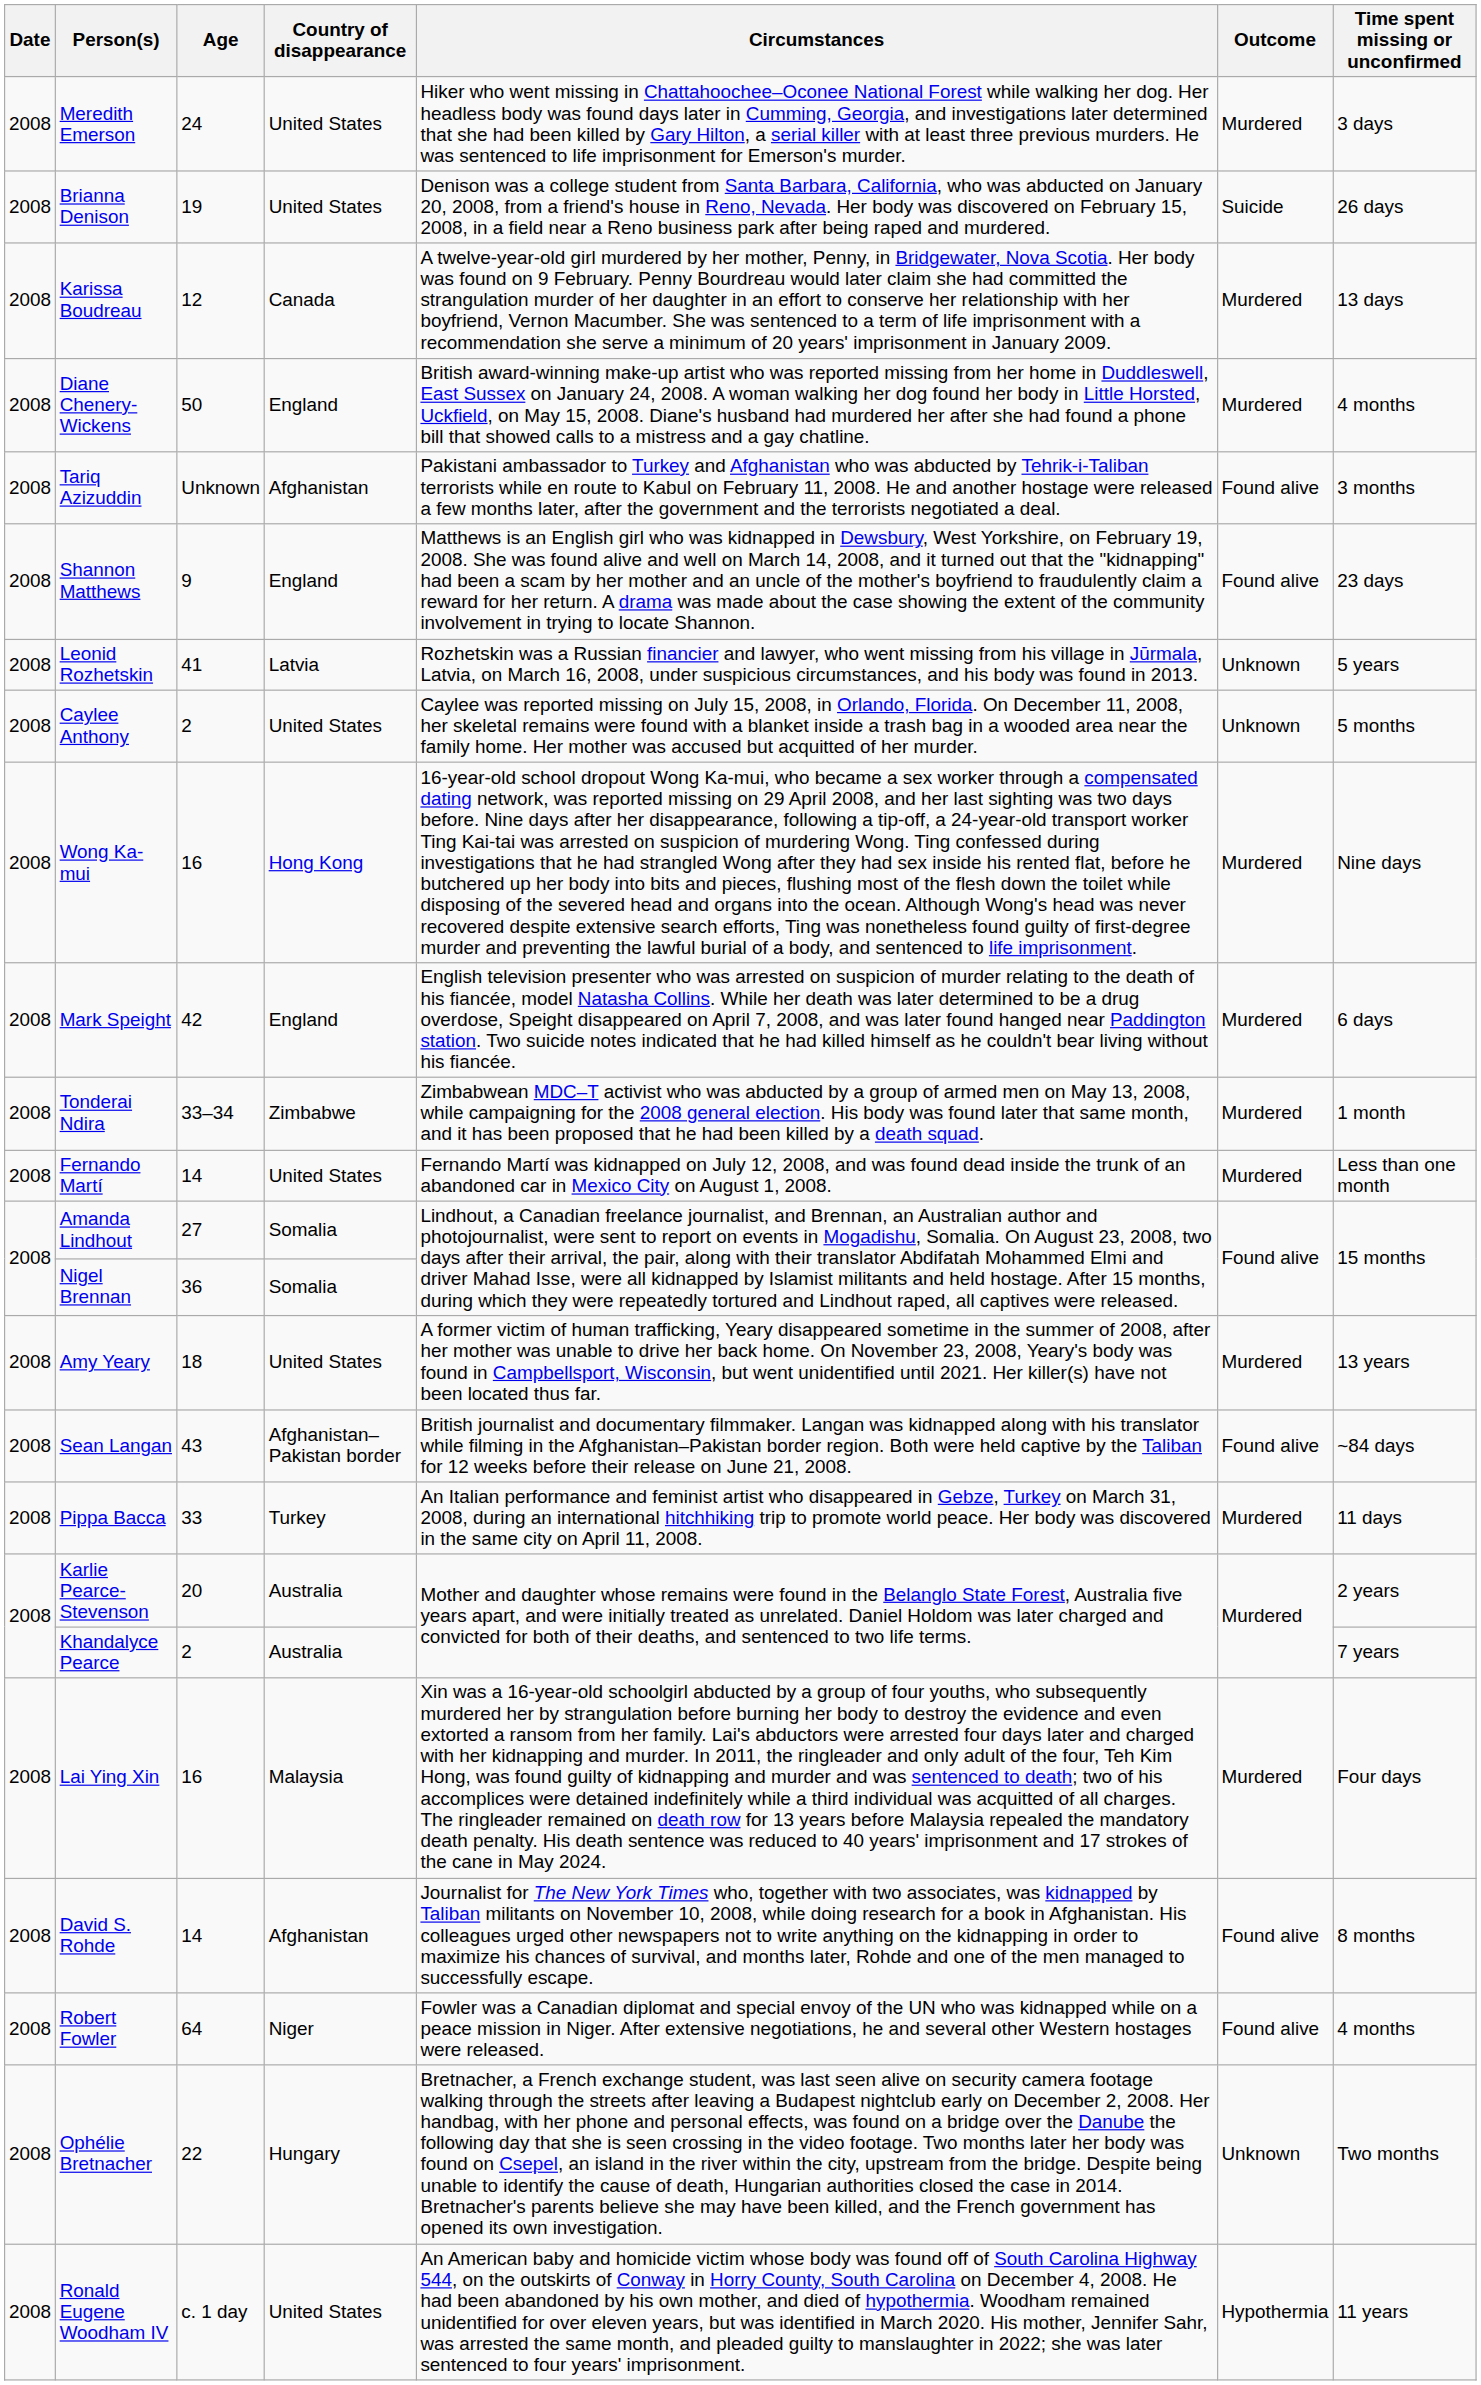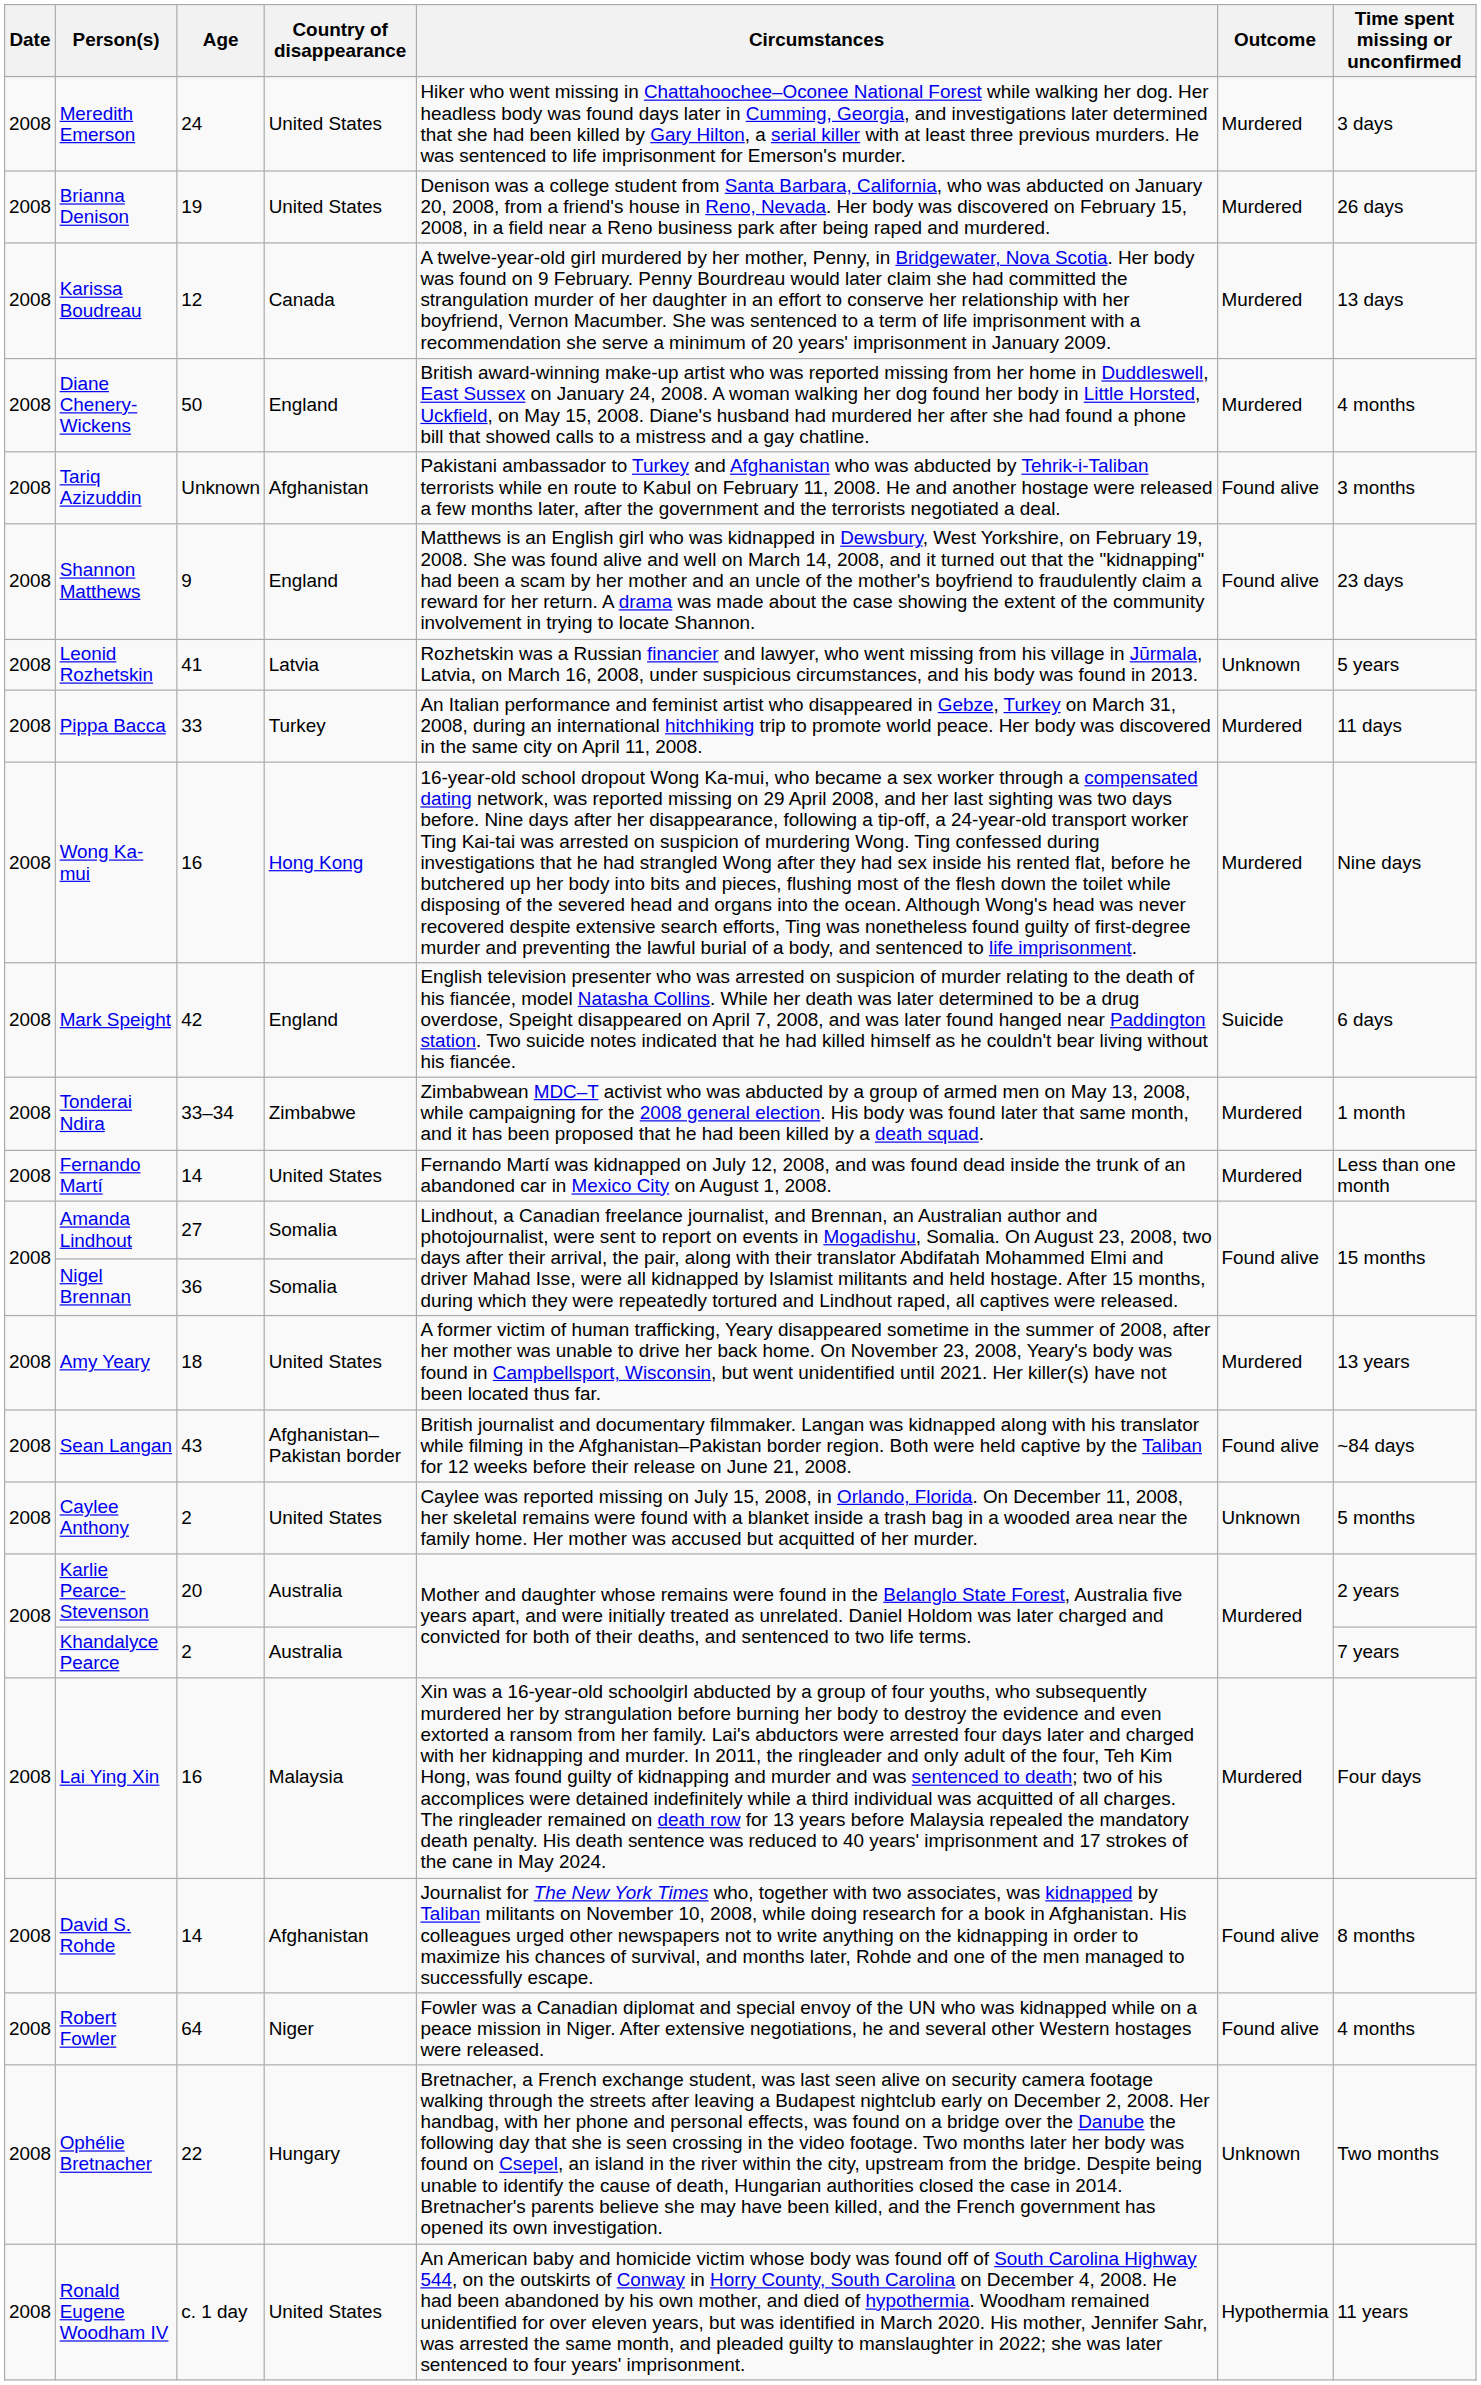(1252, 206) Suicide -> (1262, 206) Murdered
rows swapped: (113, 1518) <-> (94, 726)
(1262, 1019) Murdered -> (1252, 1019) Suicide
